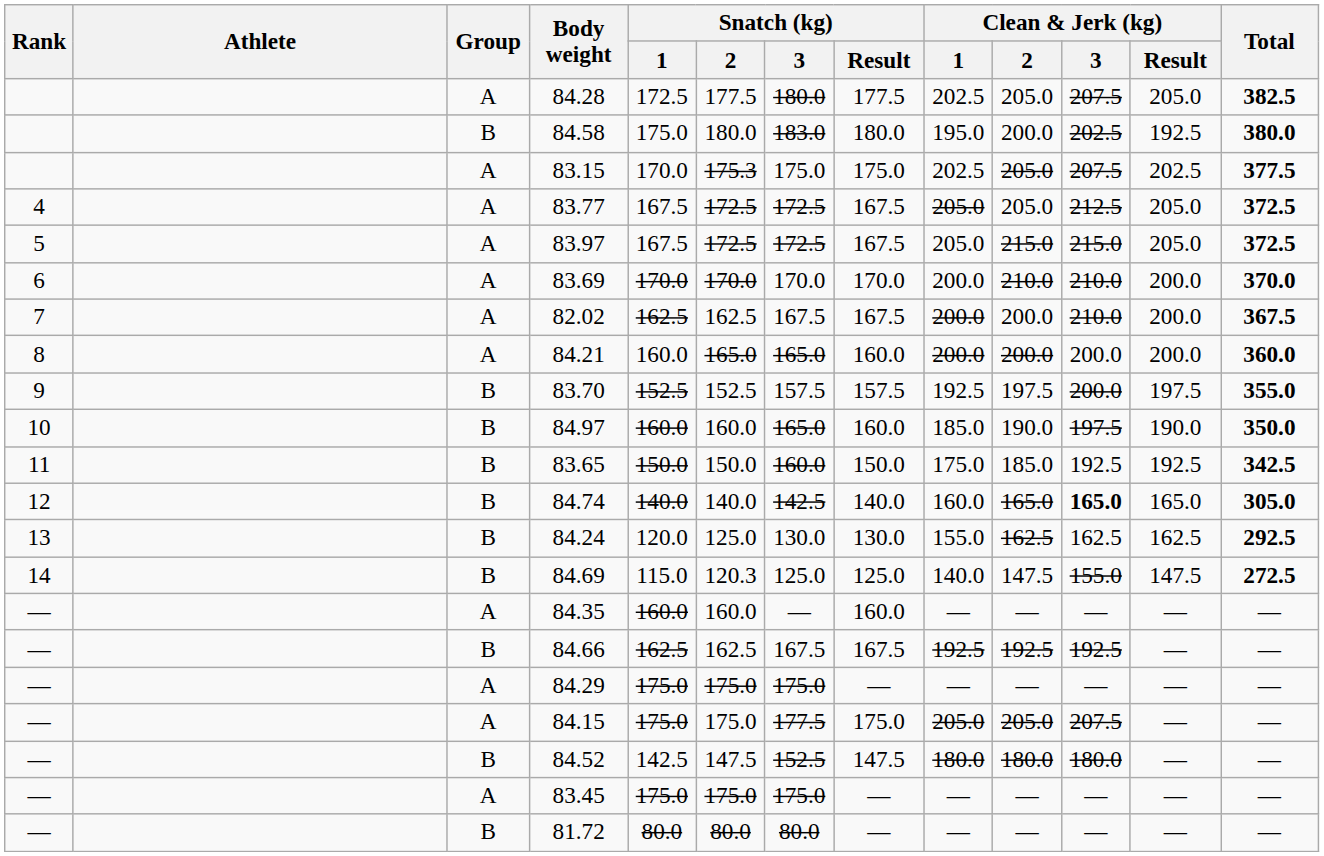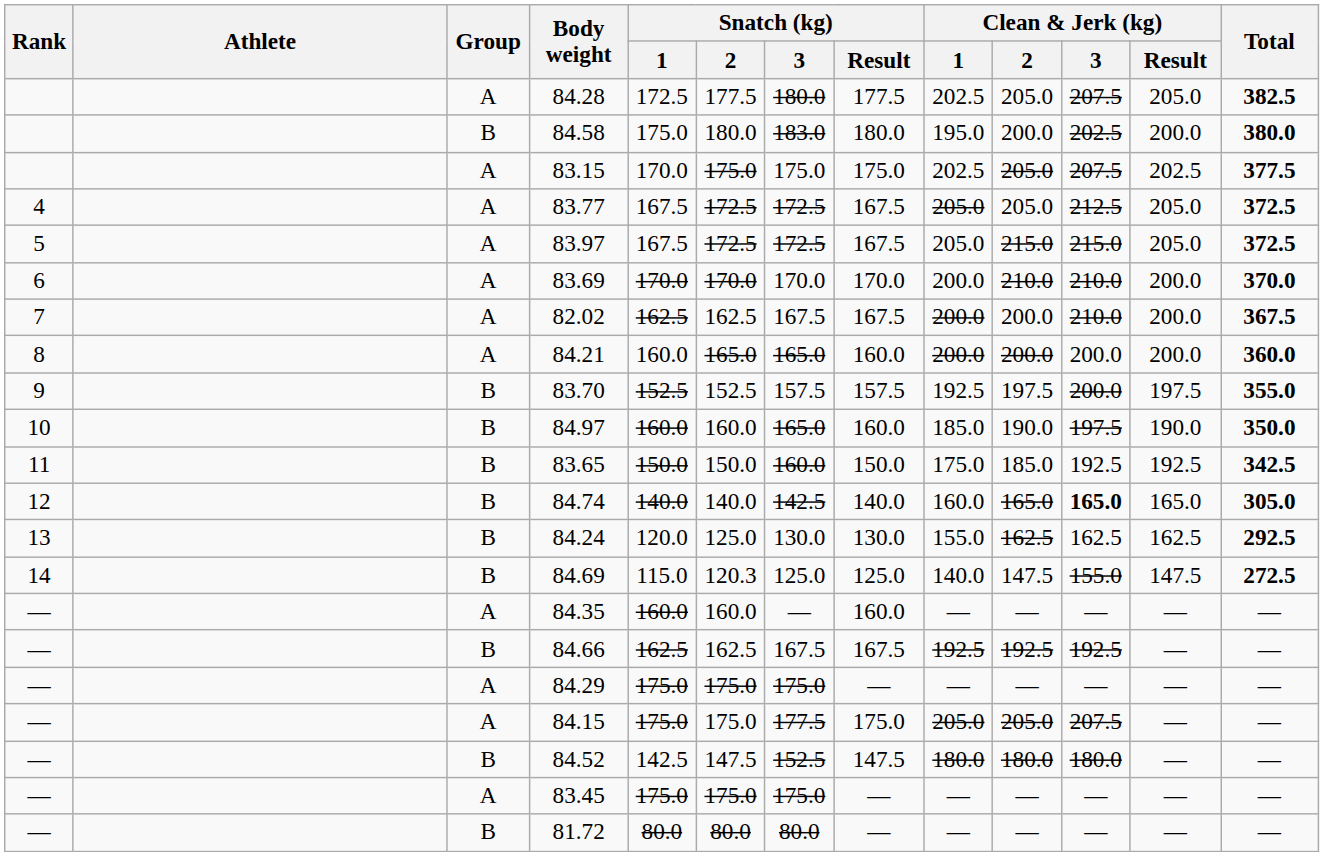(1175, 133) 192.5 -> (1175, 133) 200.0
(731, 170) 175.3 -> (731, 170) 175.0
